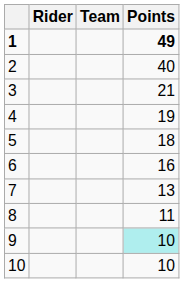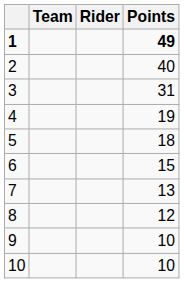columns swapped: (53, 16) <-> (100, 16)
(166, 91) 21 -> (166, 91) 31
(166, 166) 16 -> (166, 166) 15
(167, 215) 11 -> (166, 215) 12
(166, 240) paleturquoise background -> (166, 240) no background
